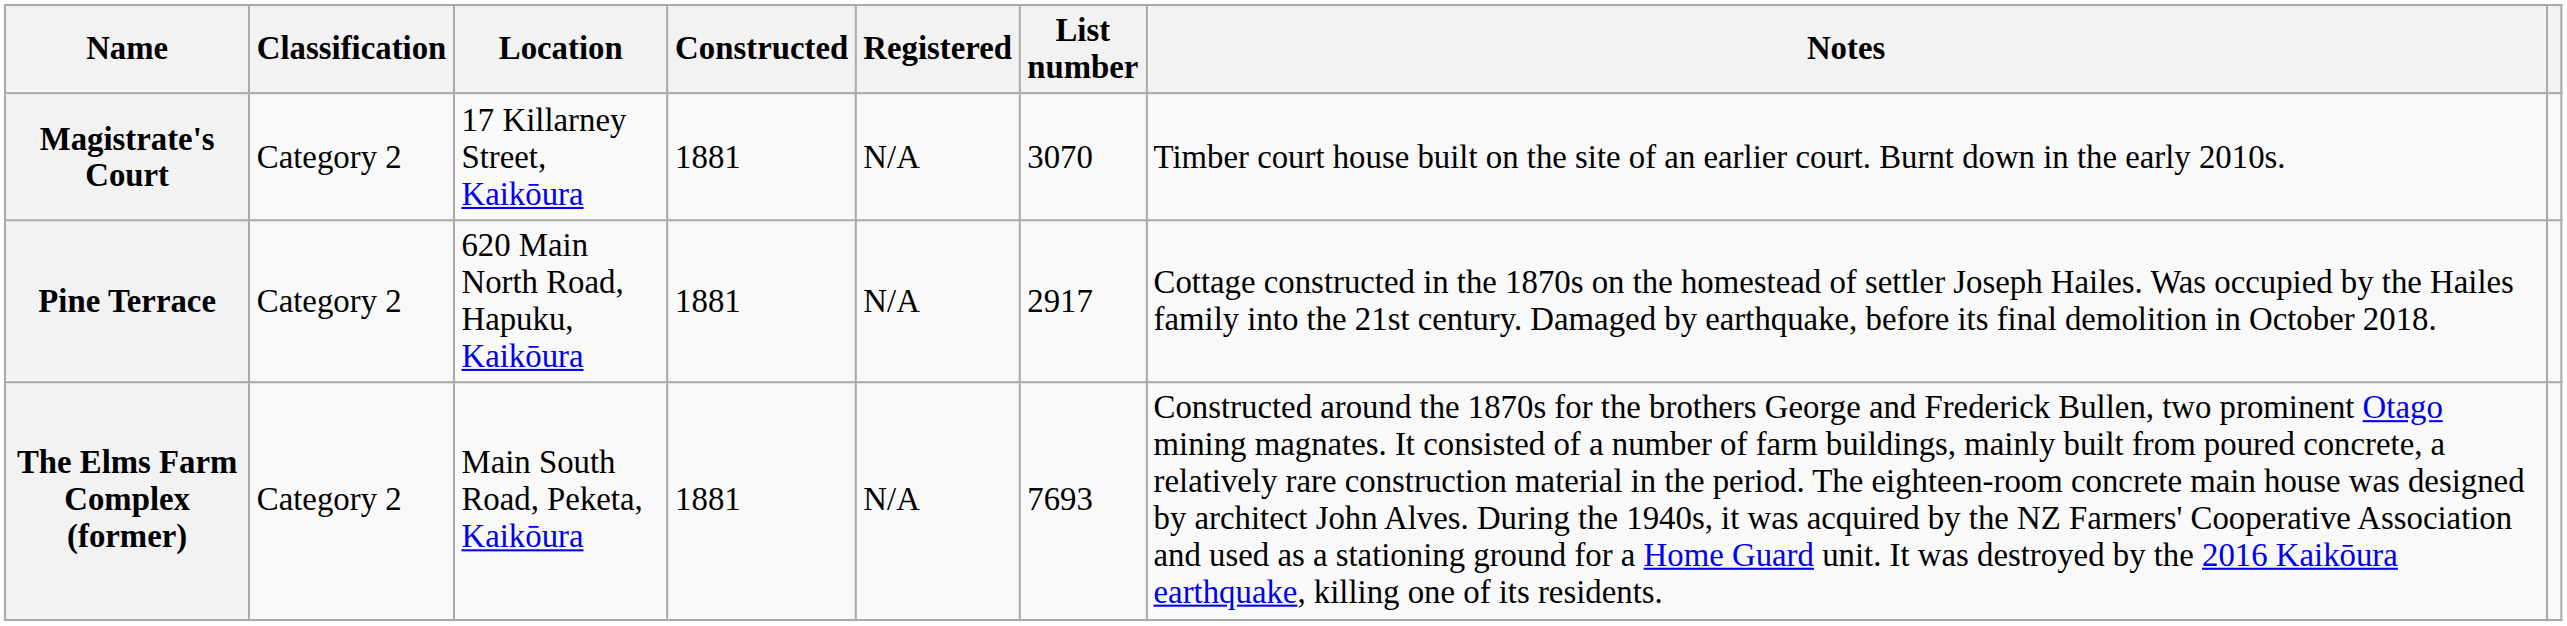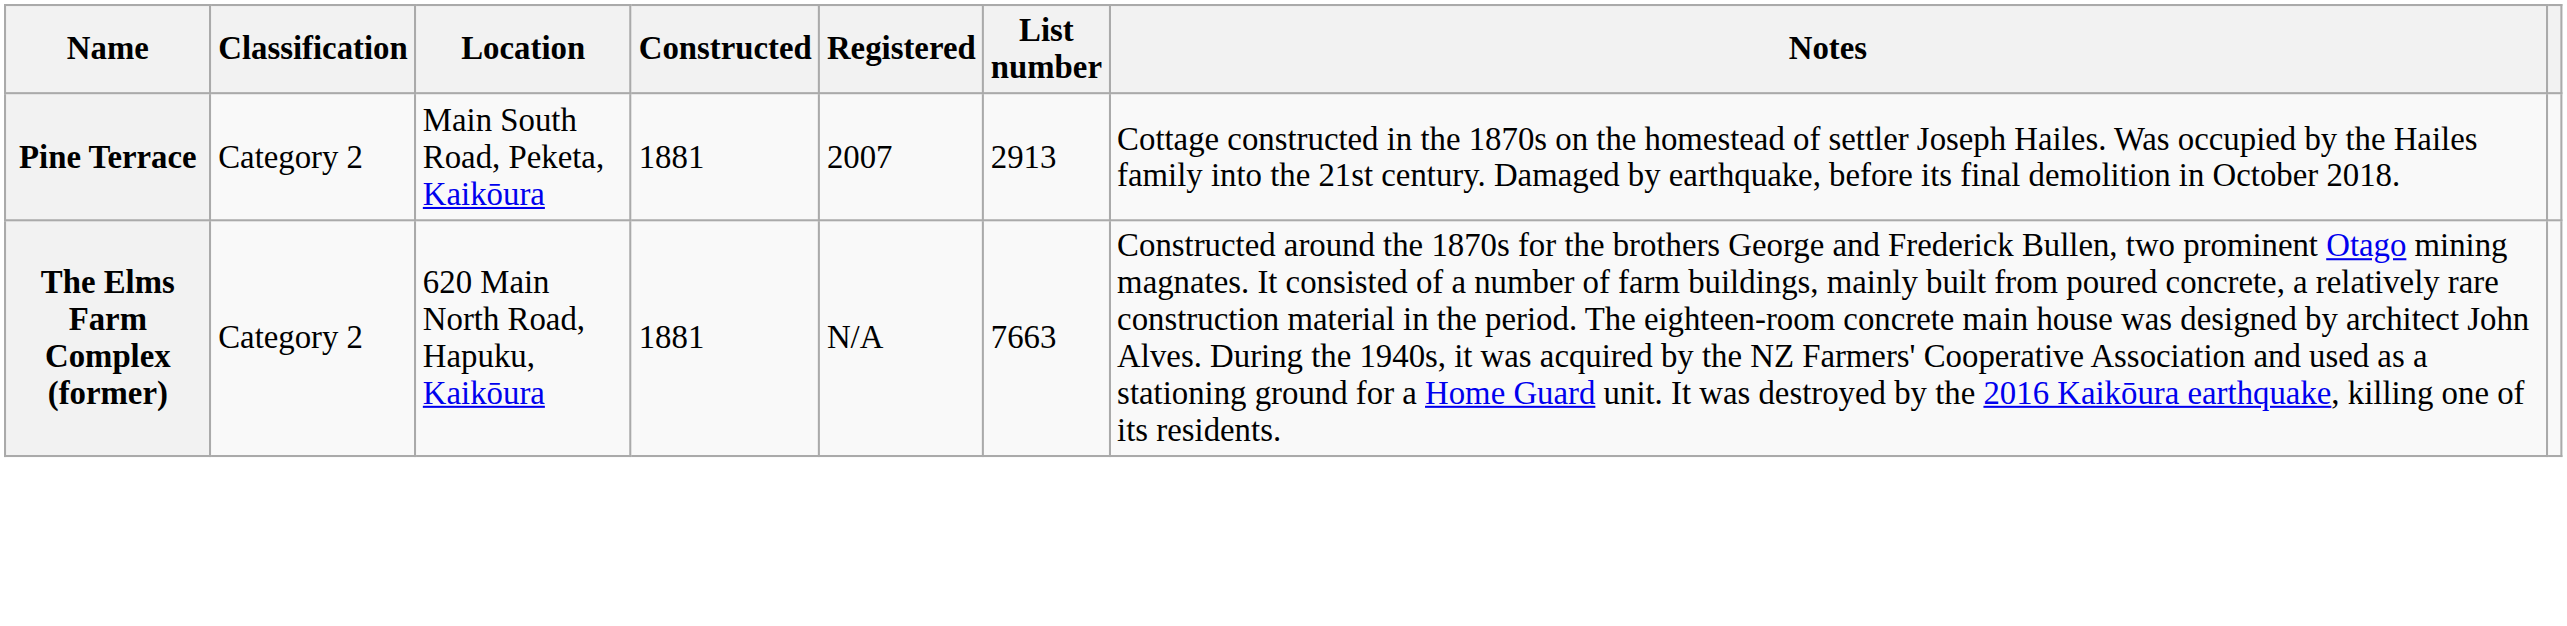- row: (127, 156)
(543, 300) 620 Main North Road, Hapuku, Kaikōura -> (513, 156) Main South Road, Peketa, Kaikōura
(892, 300) N/A -> (860, 156) 2007
(1060, 300) 2917 -> (1024, 156) 2913
(552, 500) Main South Road, Peketa, Kaikōura -> (504, 337) 620 Main North Road, Hapuku, Kaikōura
(1060, 500) 7693 -> (1024, 337) 7663
